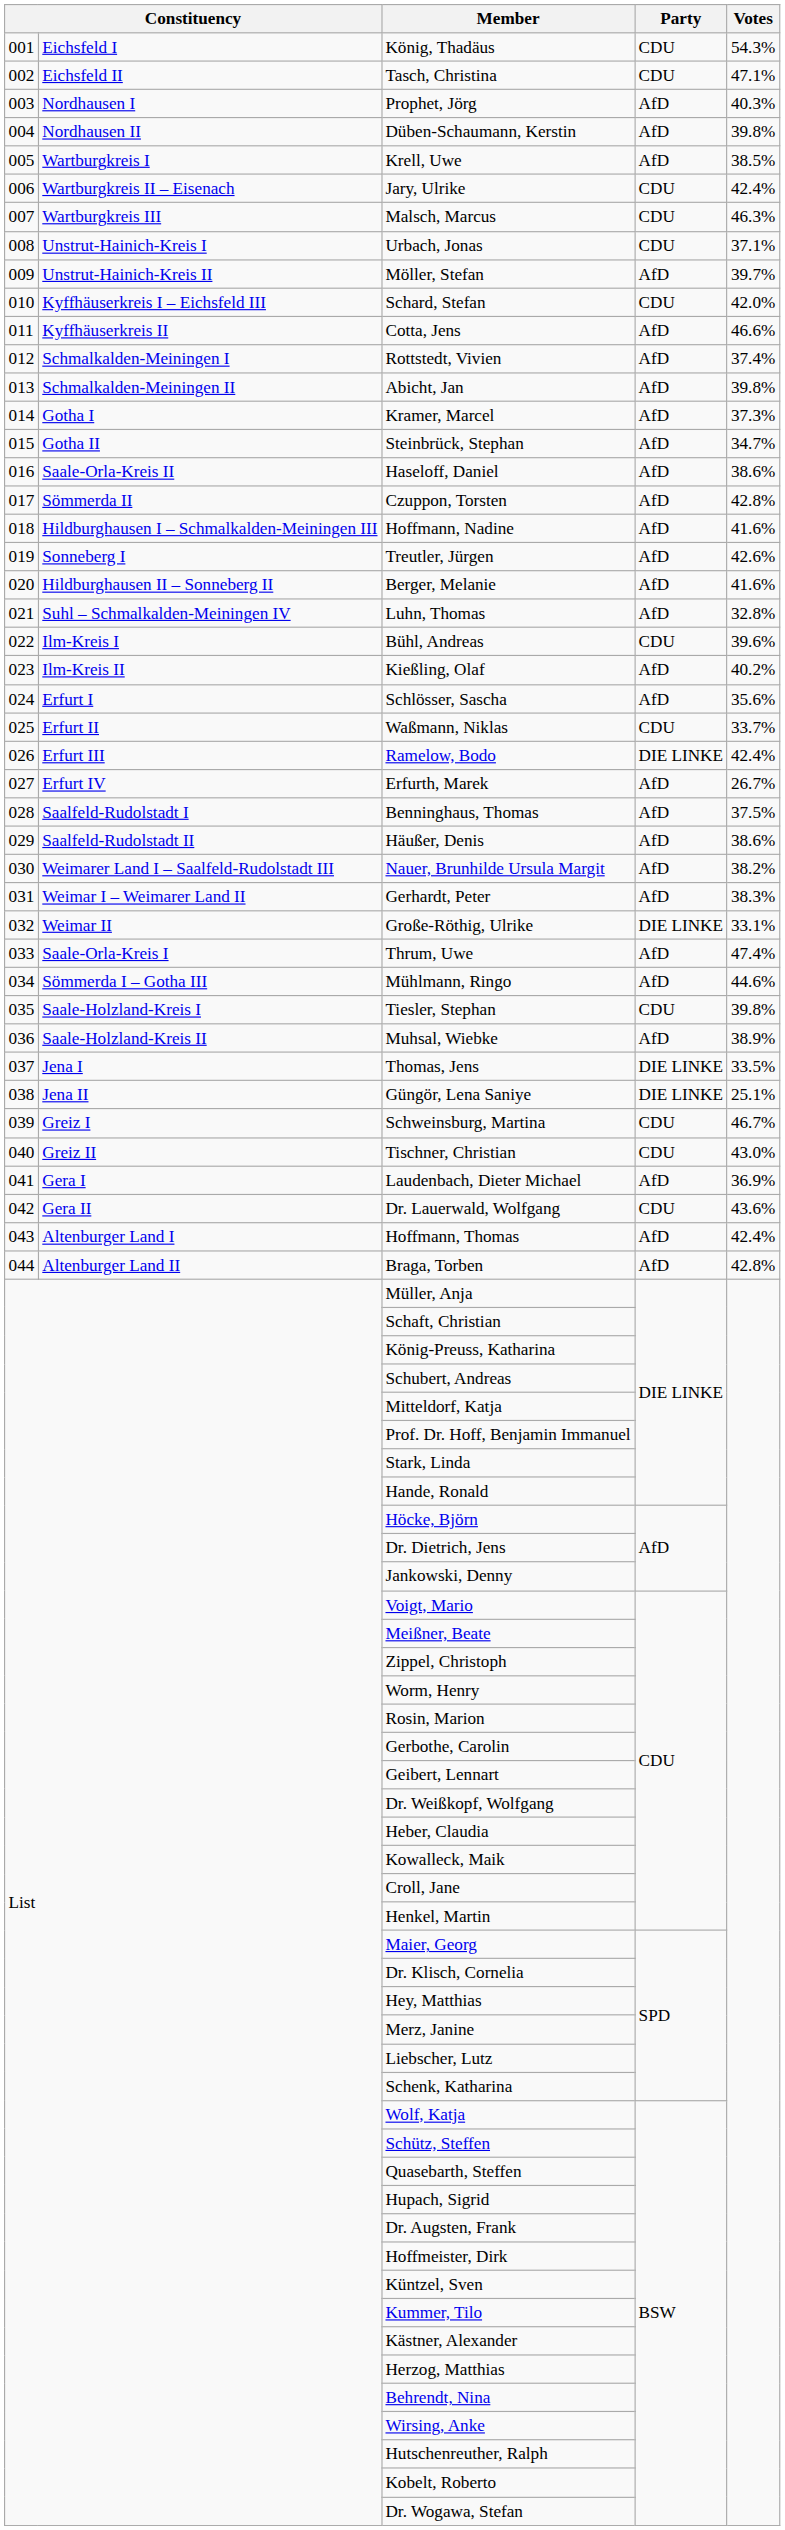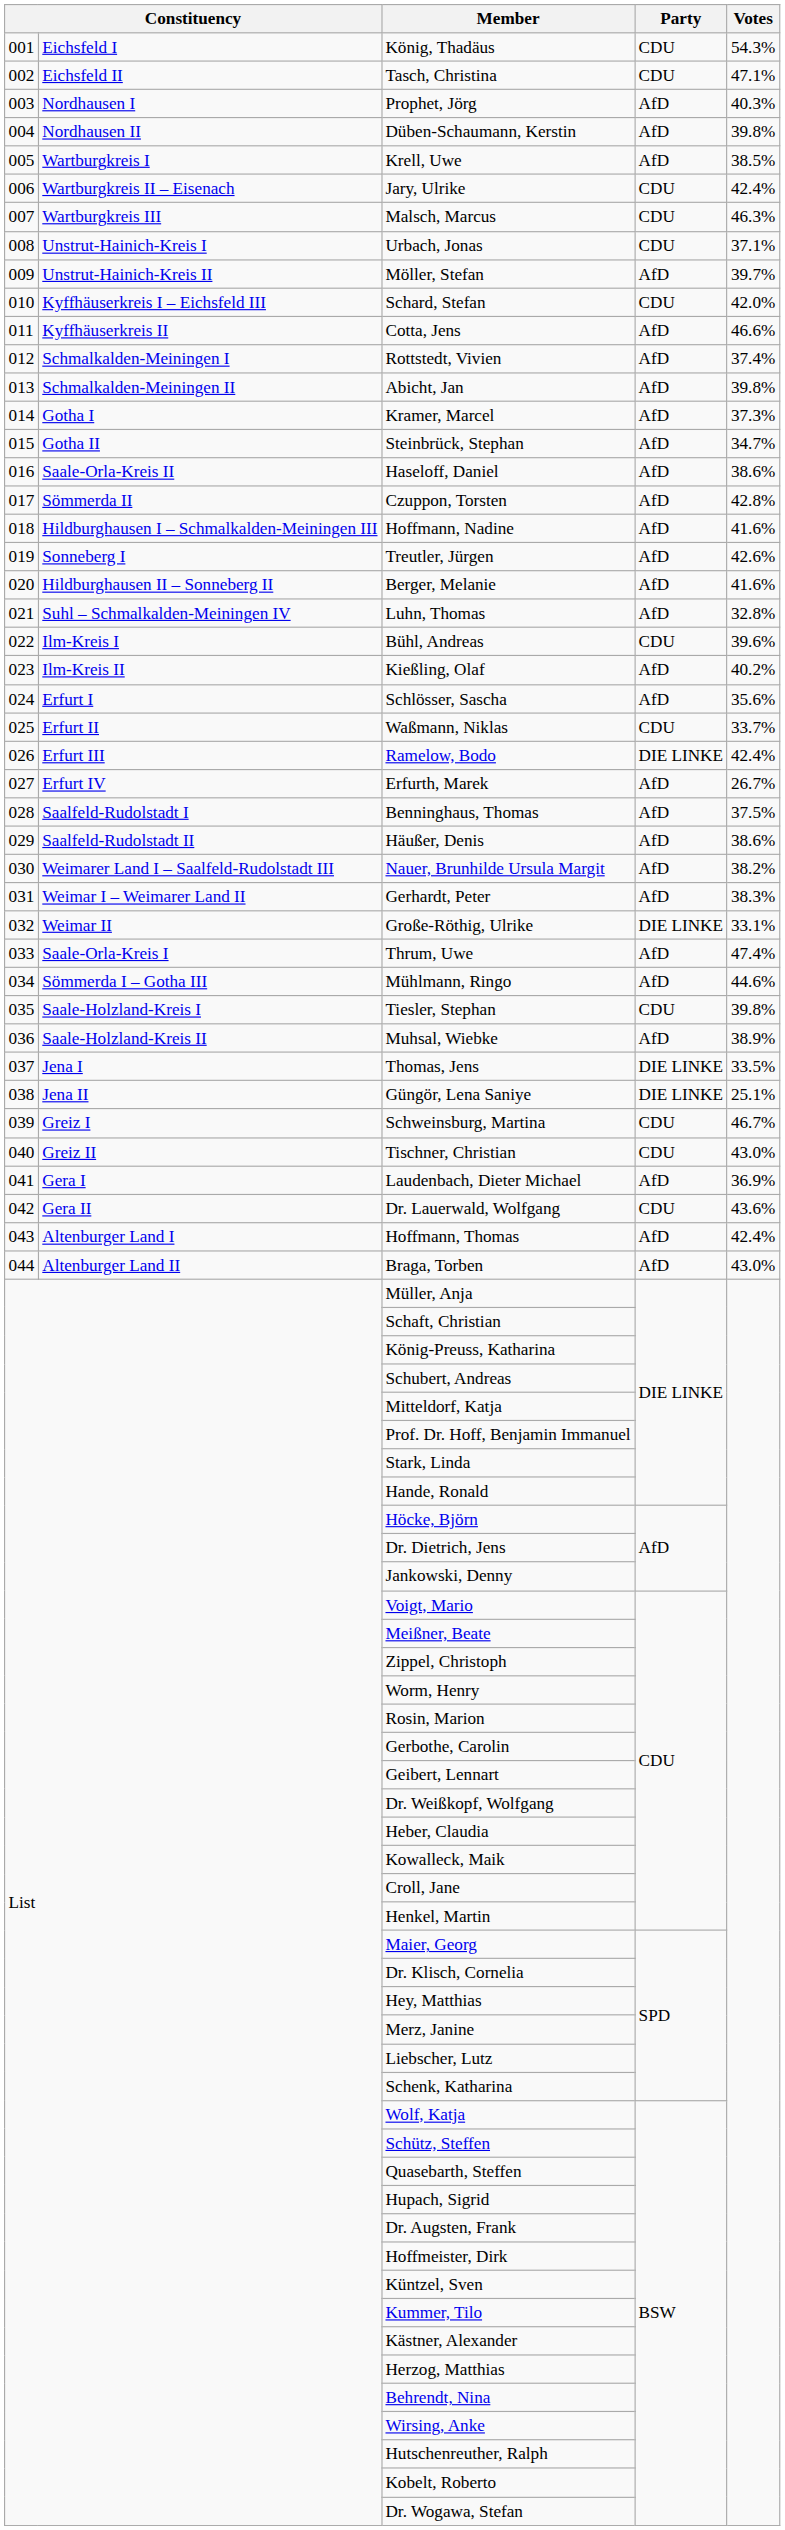(753, 1264) 42.8% -> (753, 1264) 43.0%
